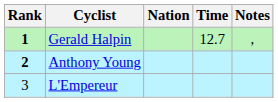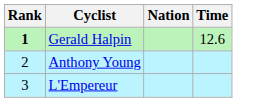- column: (252, 16)
(212, 39) 12.7 -> (212, 39) 12.6
(25, 62) bold -> (25, 62) normal
